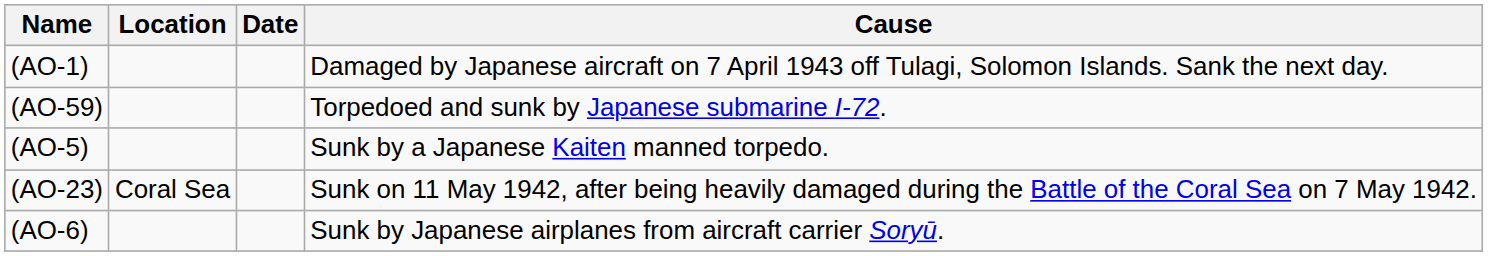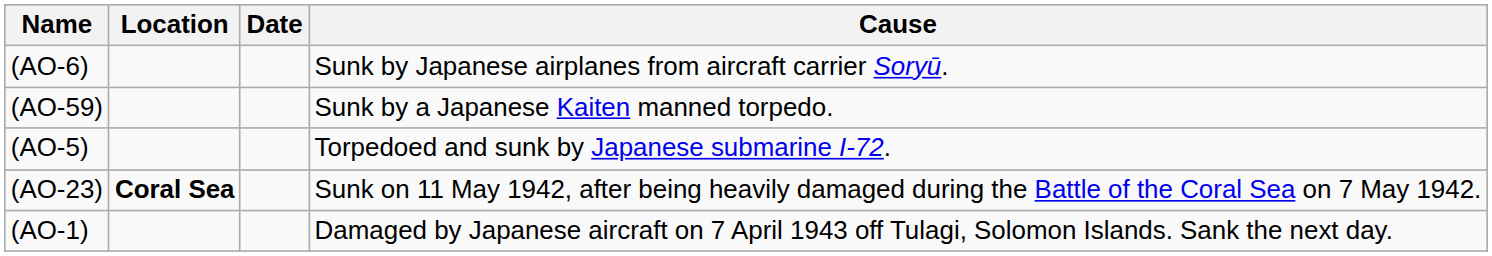rows swapped: (50, 66) <-> (50, 230)
(598, 107) Torpedoed and sunk by Japanese submarine I-72. -> (574, 107) Sunk by a Japanese Kaiten manned torpedo.
(570, 148) Sunk by a Japanese Kaiten manned torpedo. -> (603, 148) Torpedoed and sunk by Japanese submarine I-72.
(173, 189) normal -> (175, 189) bold
